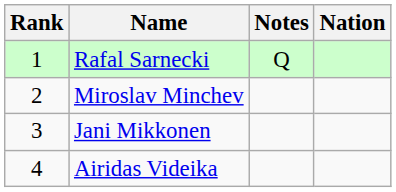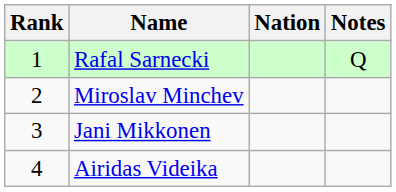columns swapped: (352, 22) <-> (282, 22)
